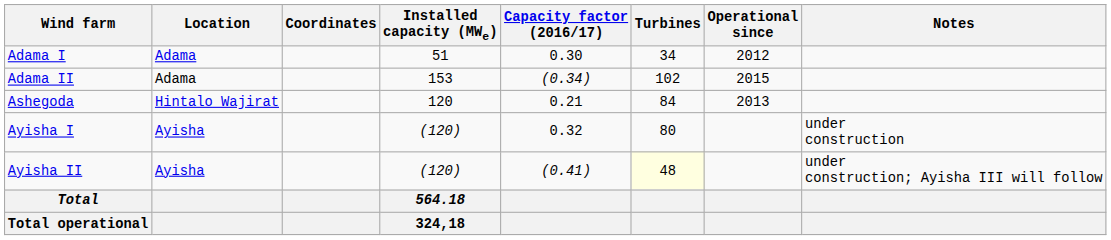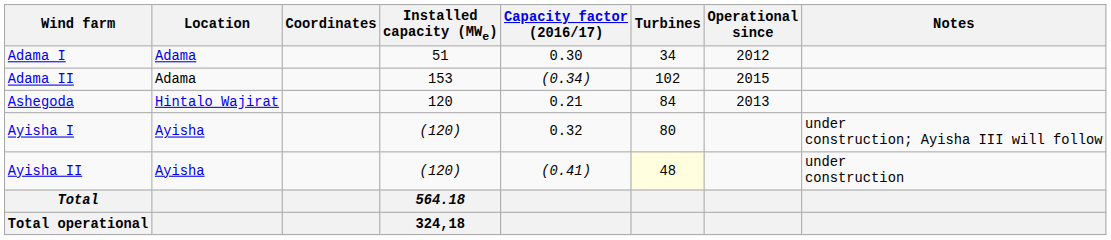(855, 132) under construction -> (954, 132) under construction; Ayisha III will follow
(954, 171) under construction; Ayisha III will follow -> (855, 171) under construction
